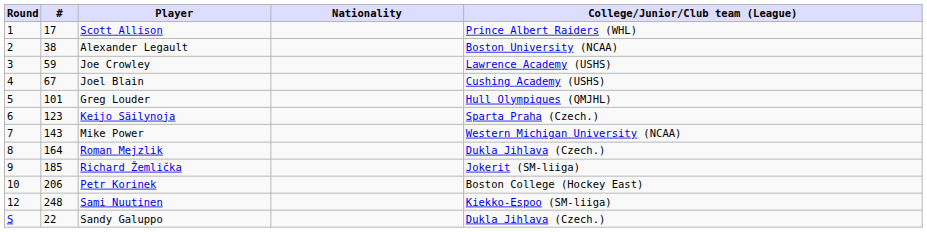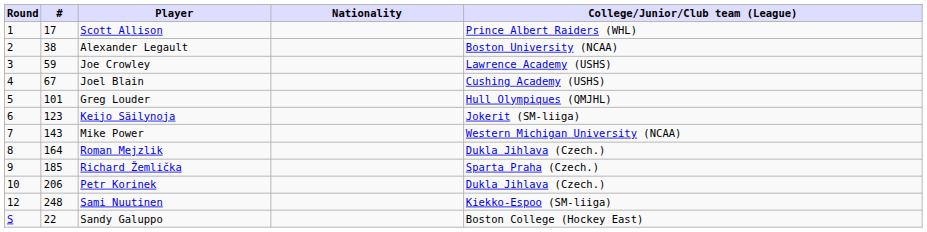(532, 116) Sparta Praha (Czech.) -> (523, 116) Jokerit (SM-liiga)
(523, 167) Jokerit (SM-liiga) -> (532, 167) Sparta Praha (Czech.)
(555, 185) Boston College (Hockey East) -> (536, 185) Dukla Jihlava (Czech.)
(536, 219) Dukla Jihlava (Czech.) -> (555, 219) Boston College (Hockey East)
